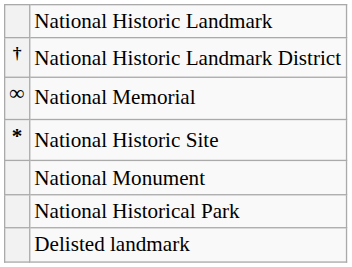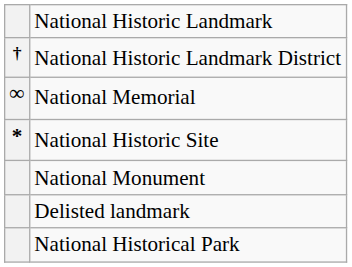rows swapped: (137, 211) <-> (112, 244)
